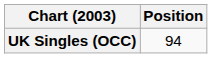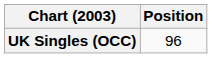(173, 40) 94 -> (173, 40) 96
